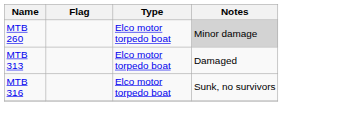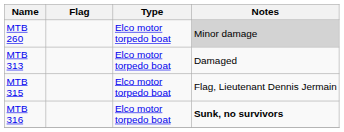+ row: (17, 87)
(235, 87) normal -> (239, 114) bold
